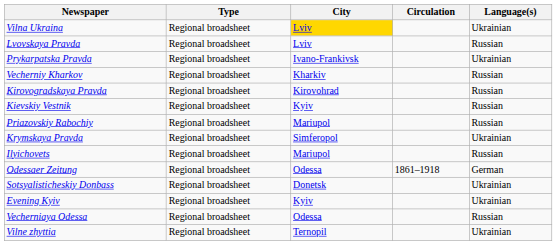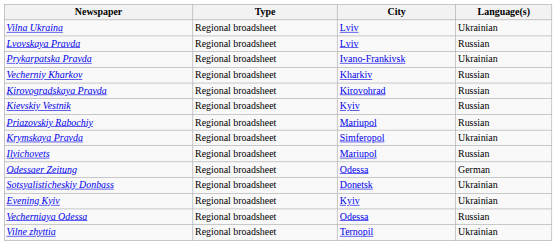- column: (431, 12)
(302, 28) gold background -> (349, 28) no background
